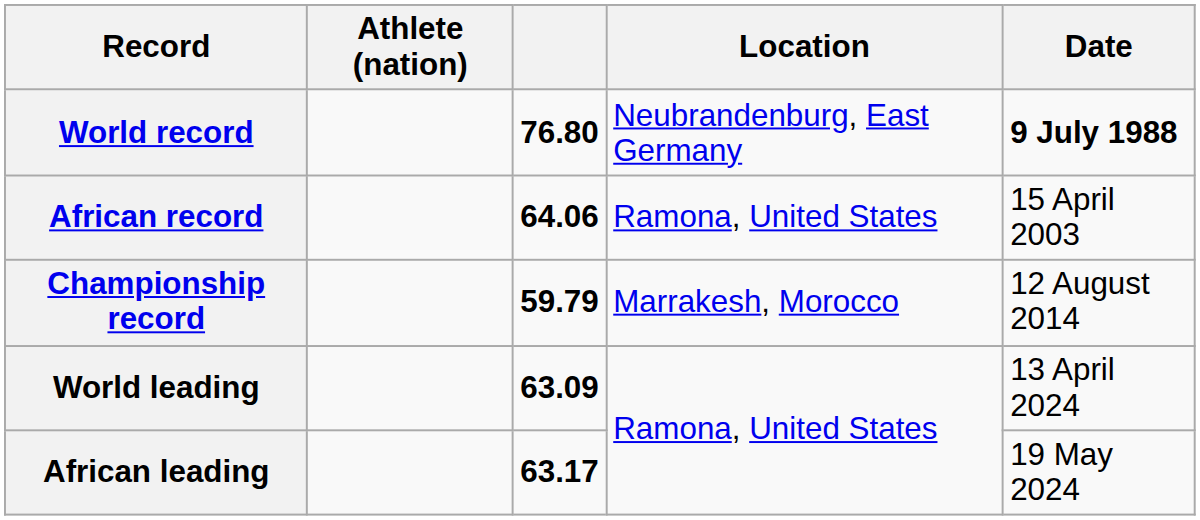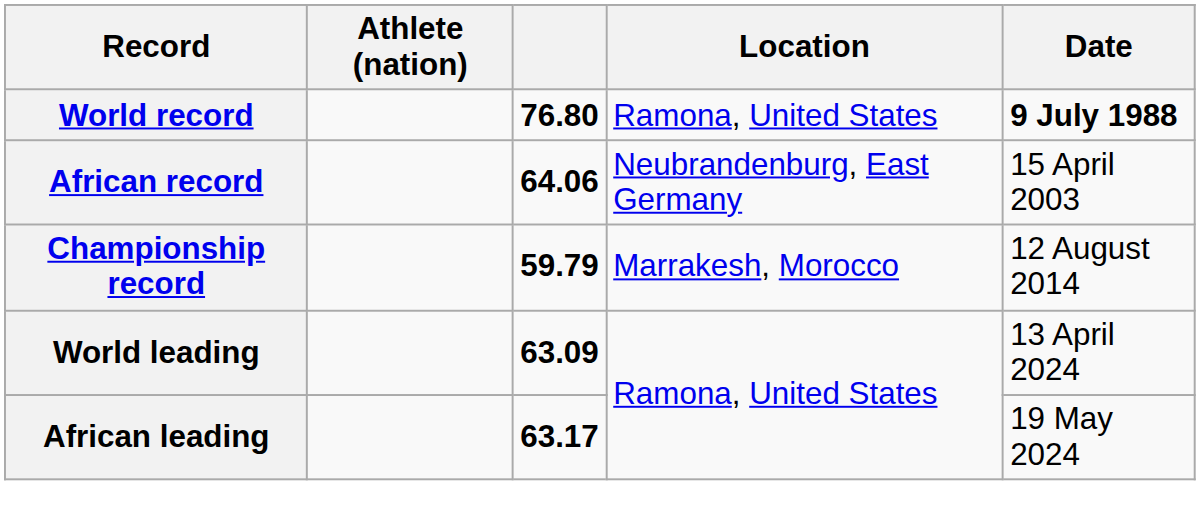(771, 132) Neubrandenburg, East Germany -> (775, 114) Ramona, United States
(775, 217) Ramona, United States -> (771, 181) Neubrandenburg, East Germany
